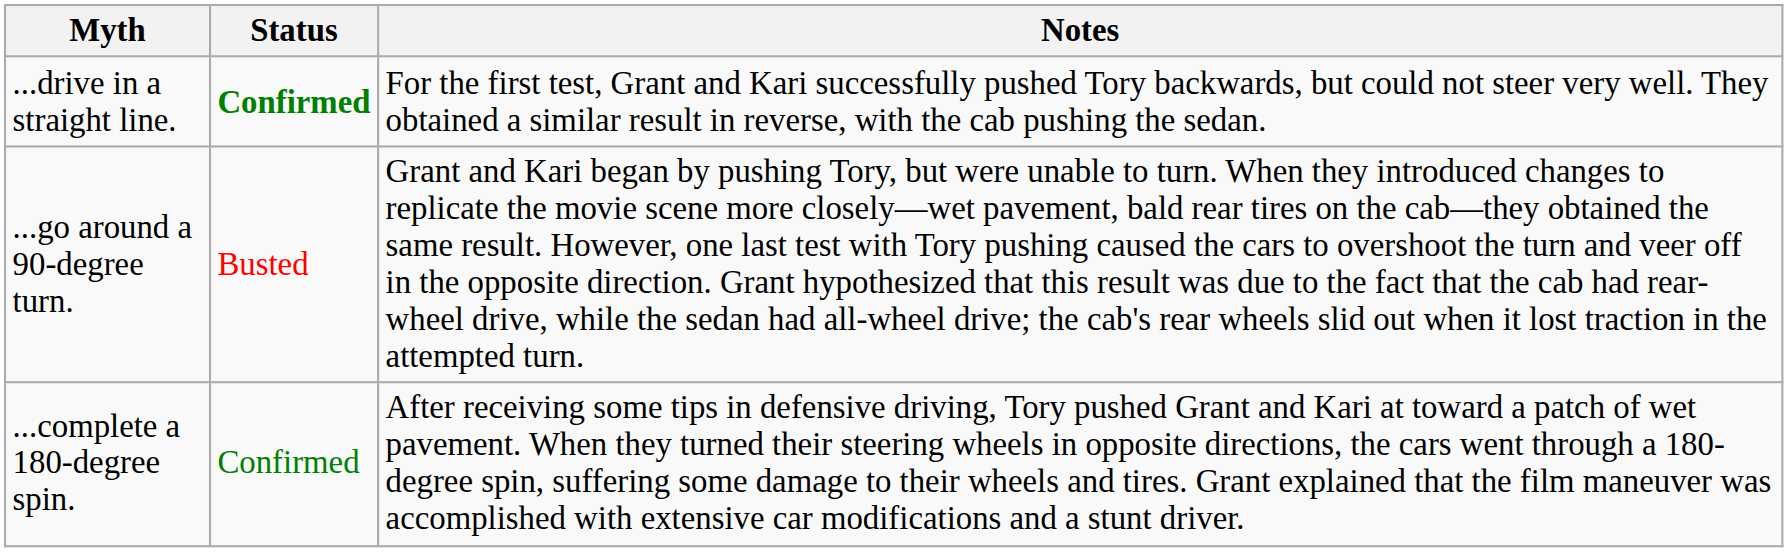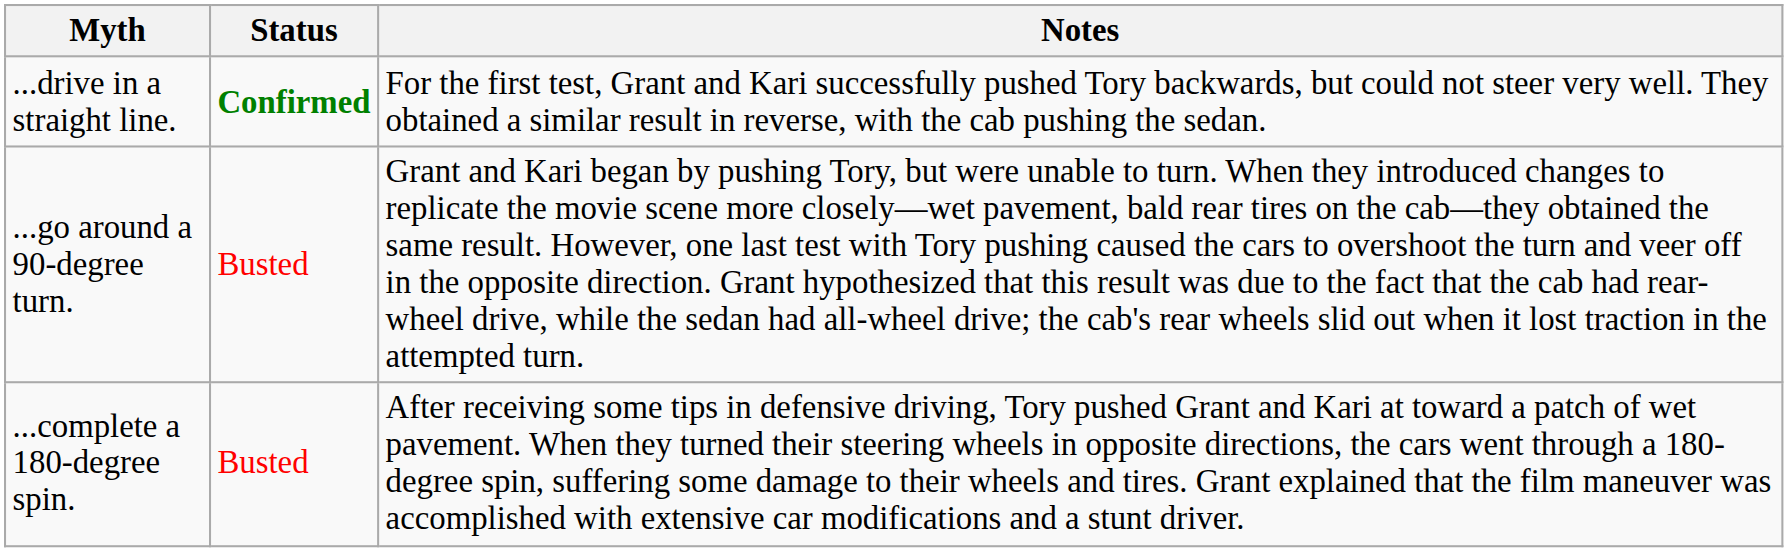(288, 463) Confirmed -> (263, 463) Busted
